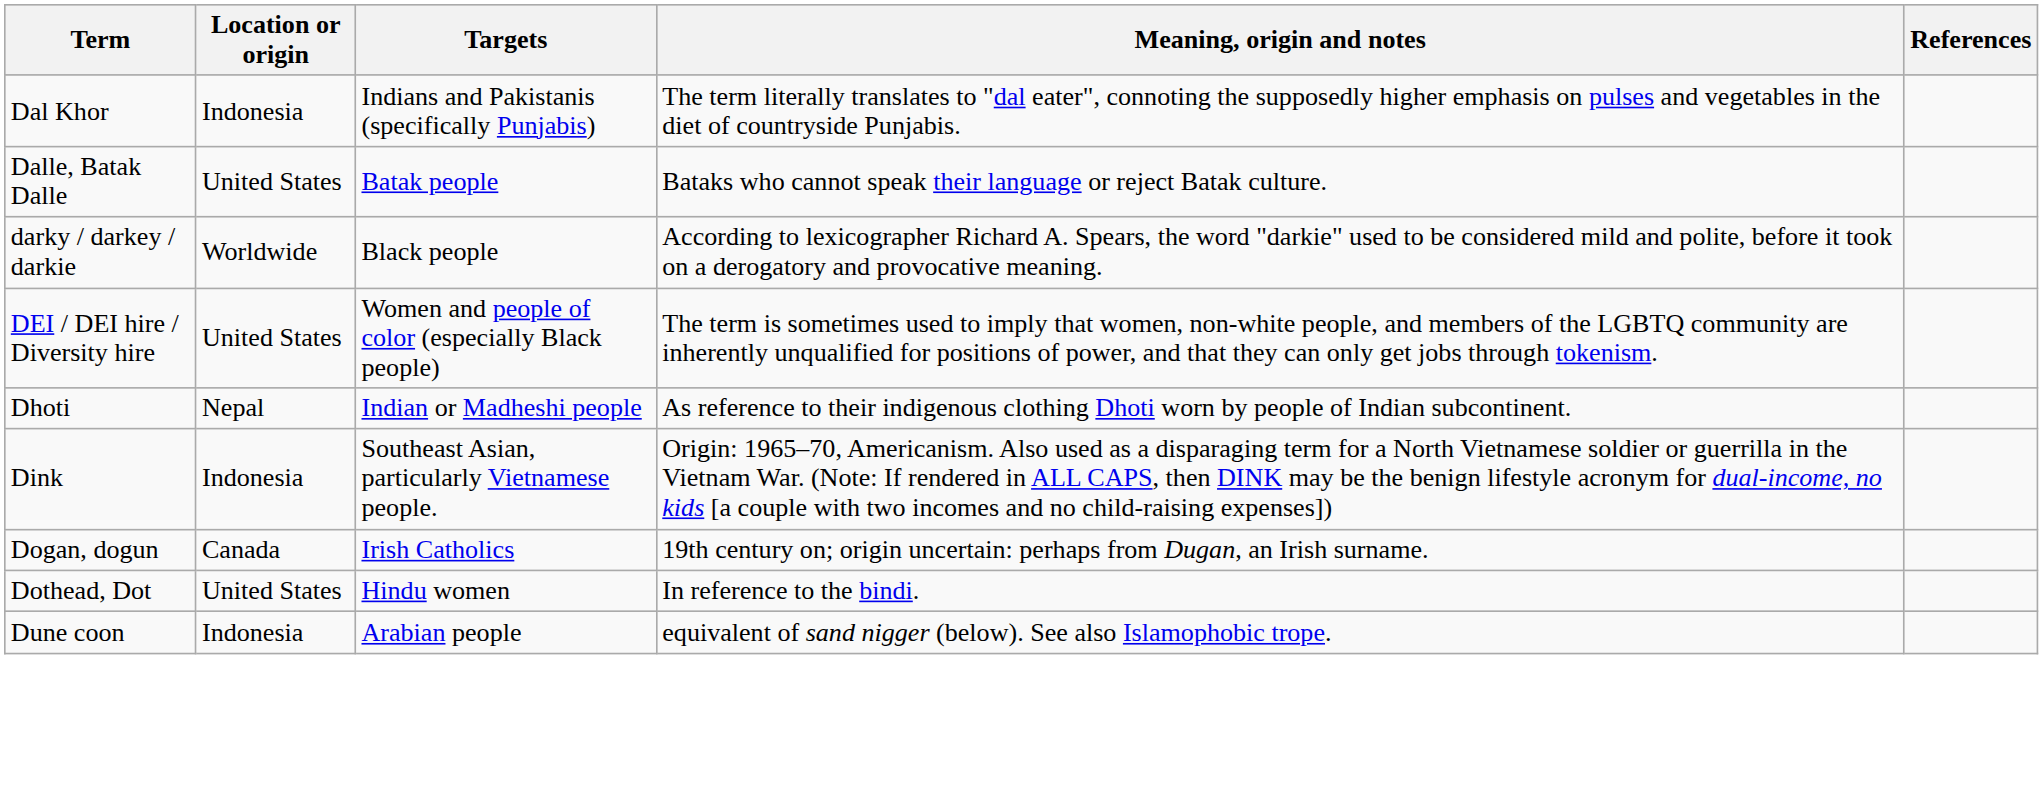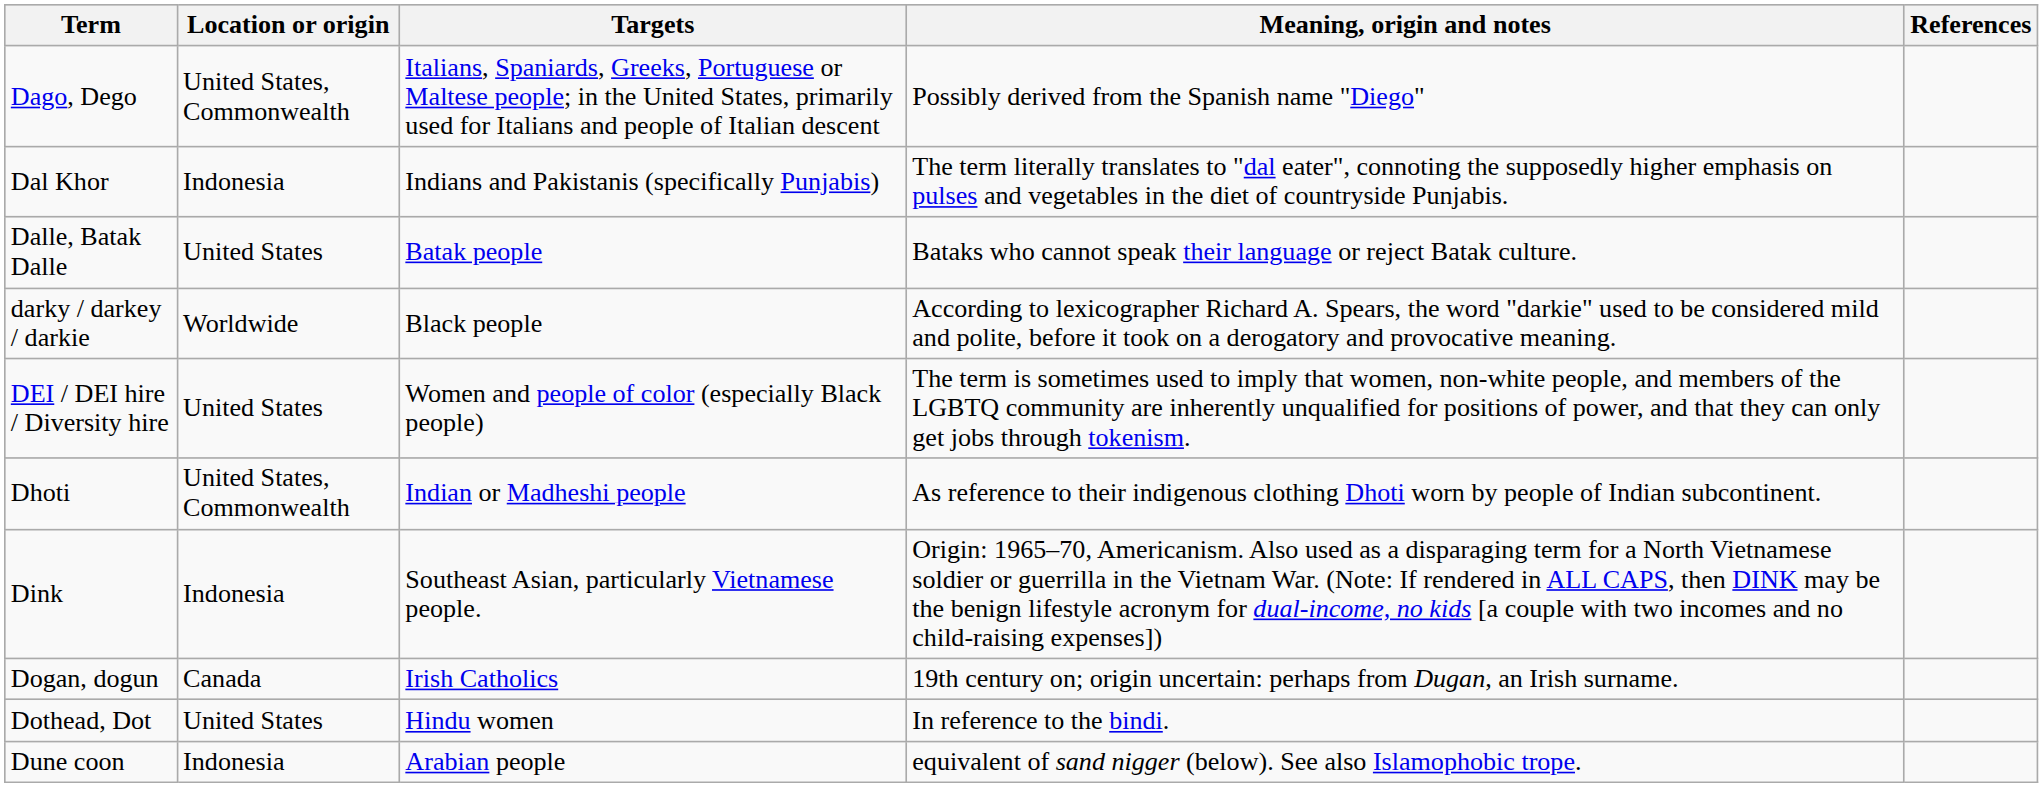+ row: (74, 95)
(233, 408) Nepal -> (266, 493) United States, Commonwealth
